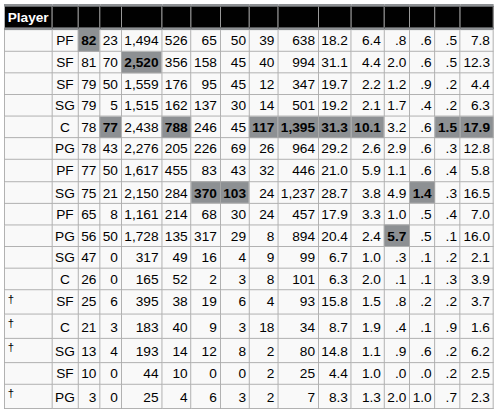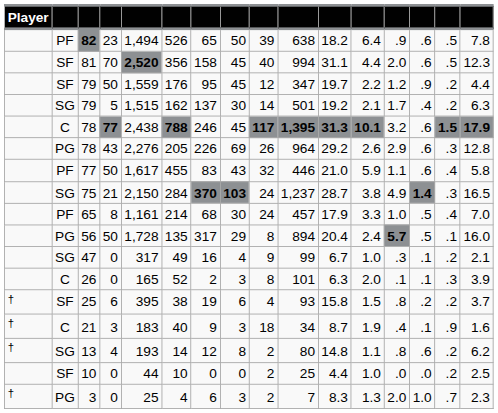(401, 41) .8 -> (401, 41) .9
(401, 351) .9 -> (401, 351) .8
